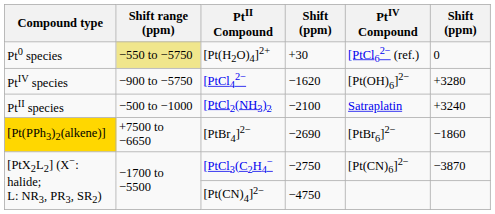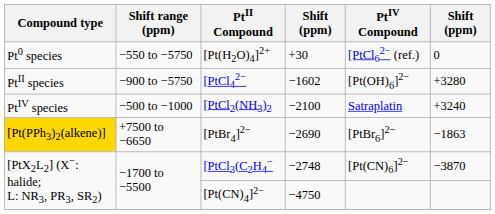(156, 54) khaki background -> (156, 54) no background
(38, 81) PtIV species -> (36, 81) PtII species
(304, 81) −1620 -> (304, 81) −1602
(36, 106) PtII species -> (38, 106) PtIV species
(450, 134) −1860 -> (450, 134) −1863
(304, 166) −2750 -> (304, 166) −2748
